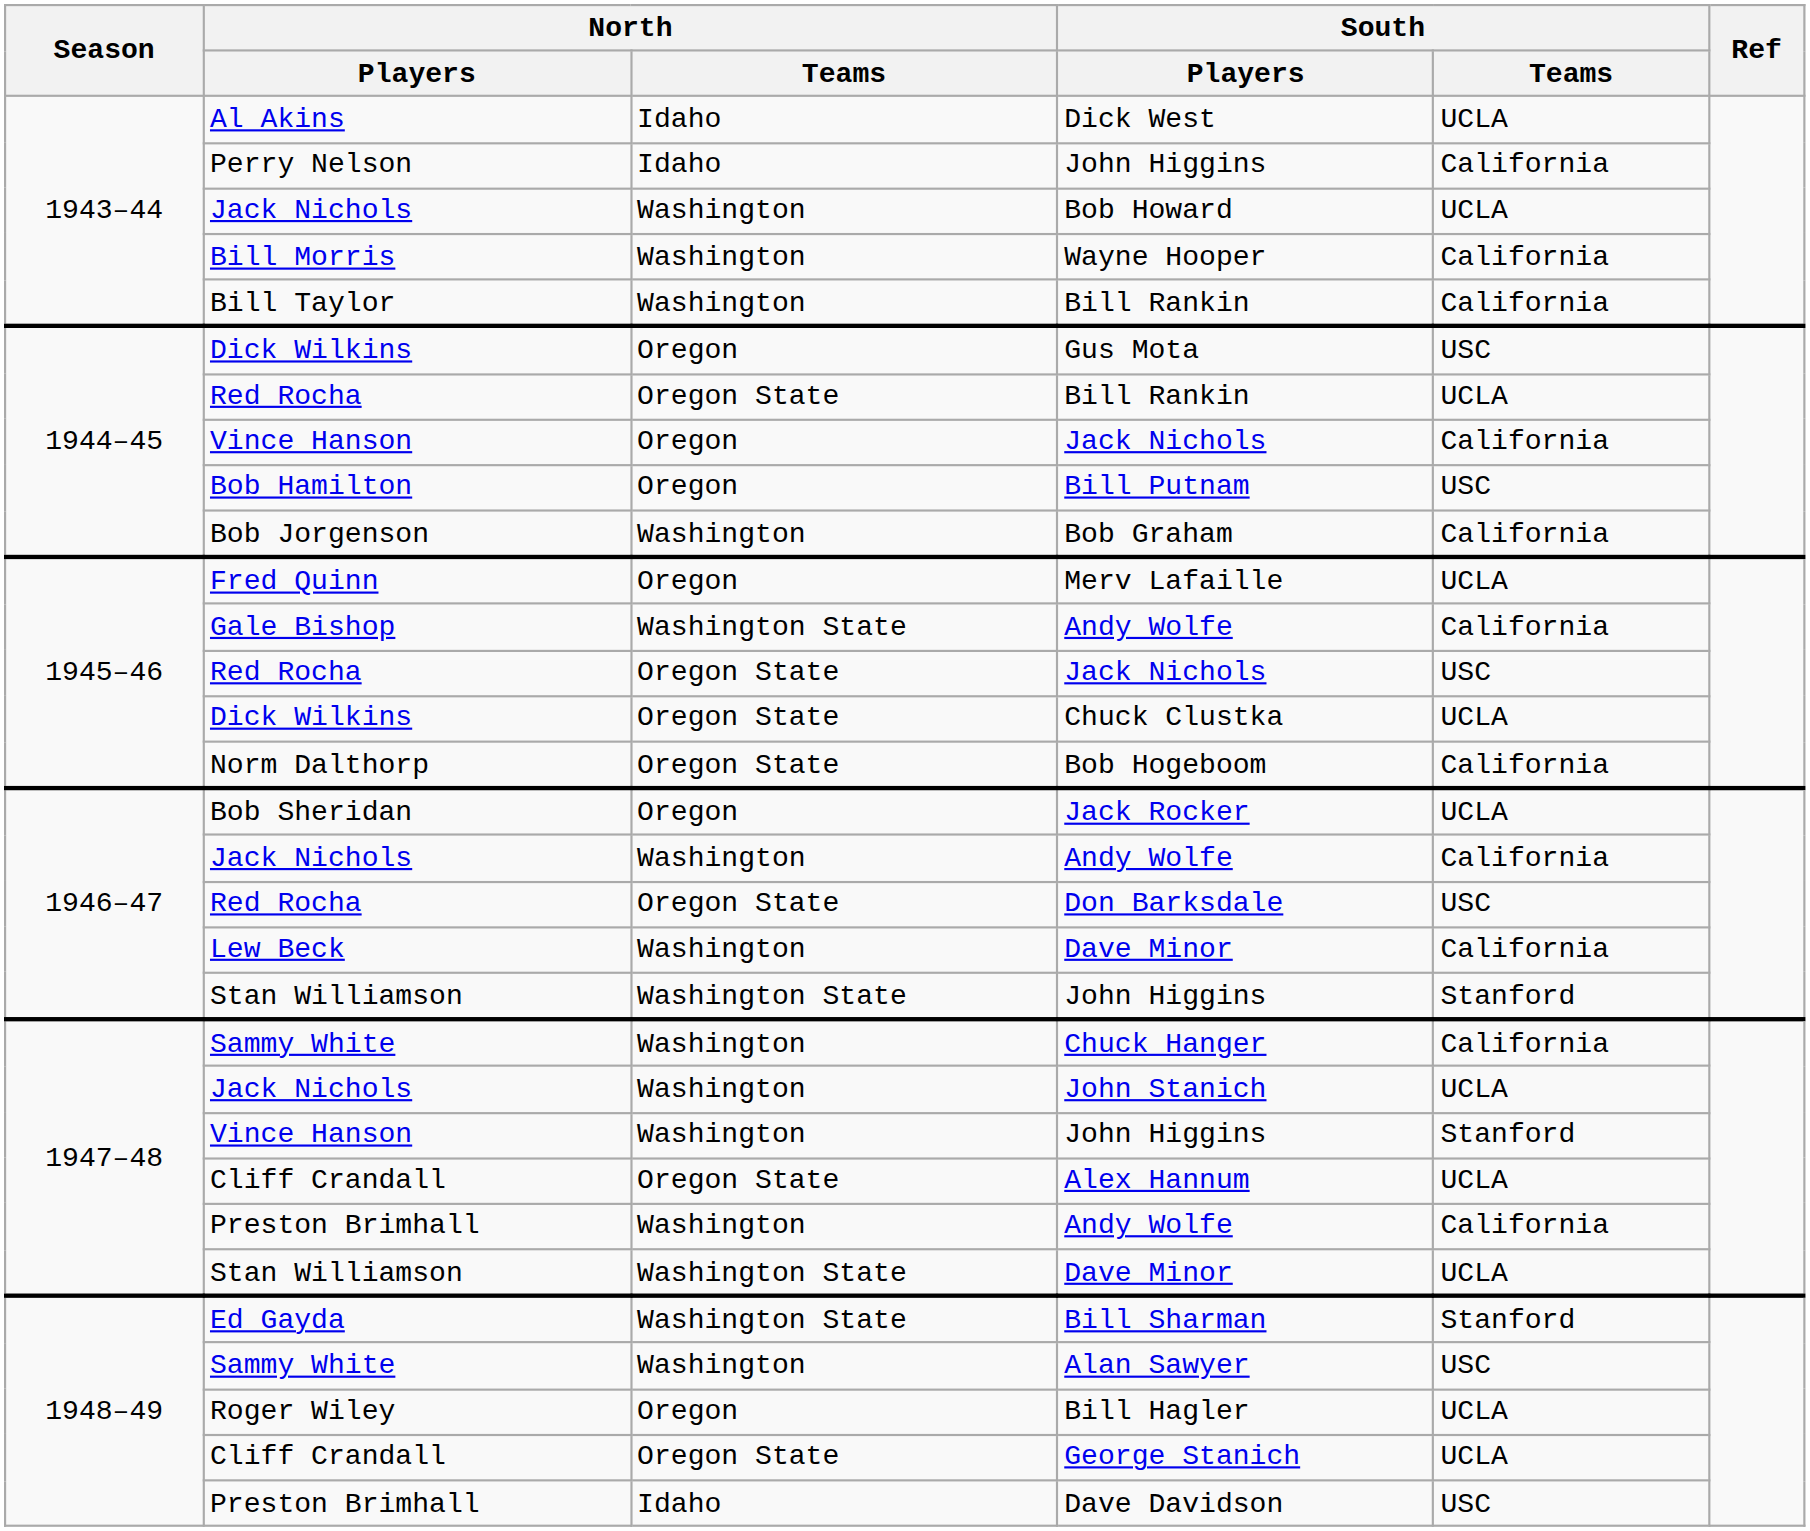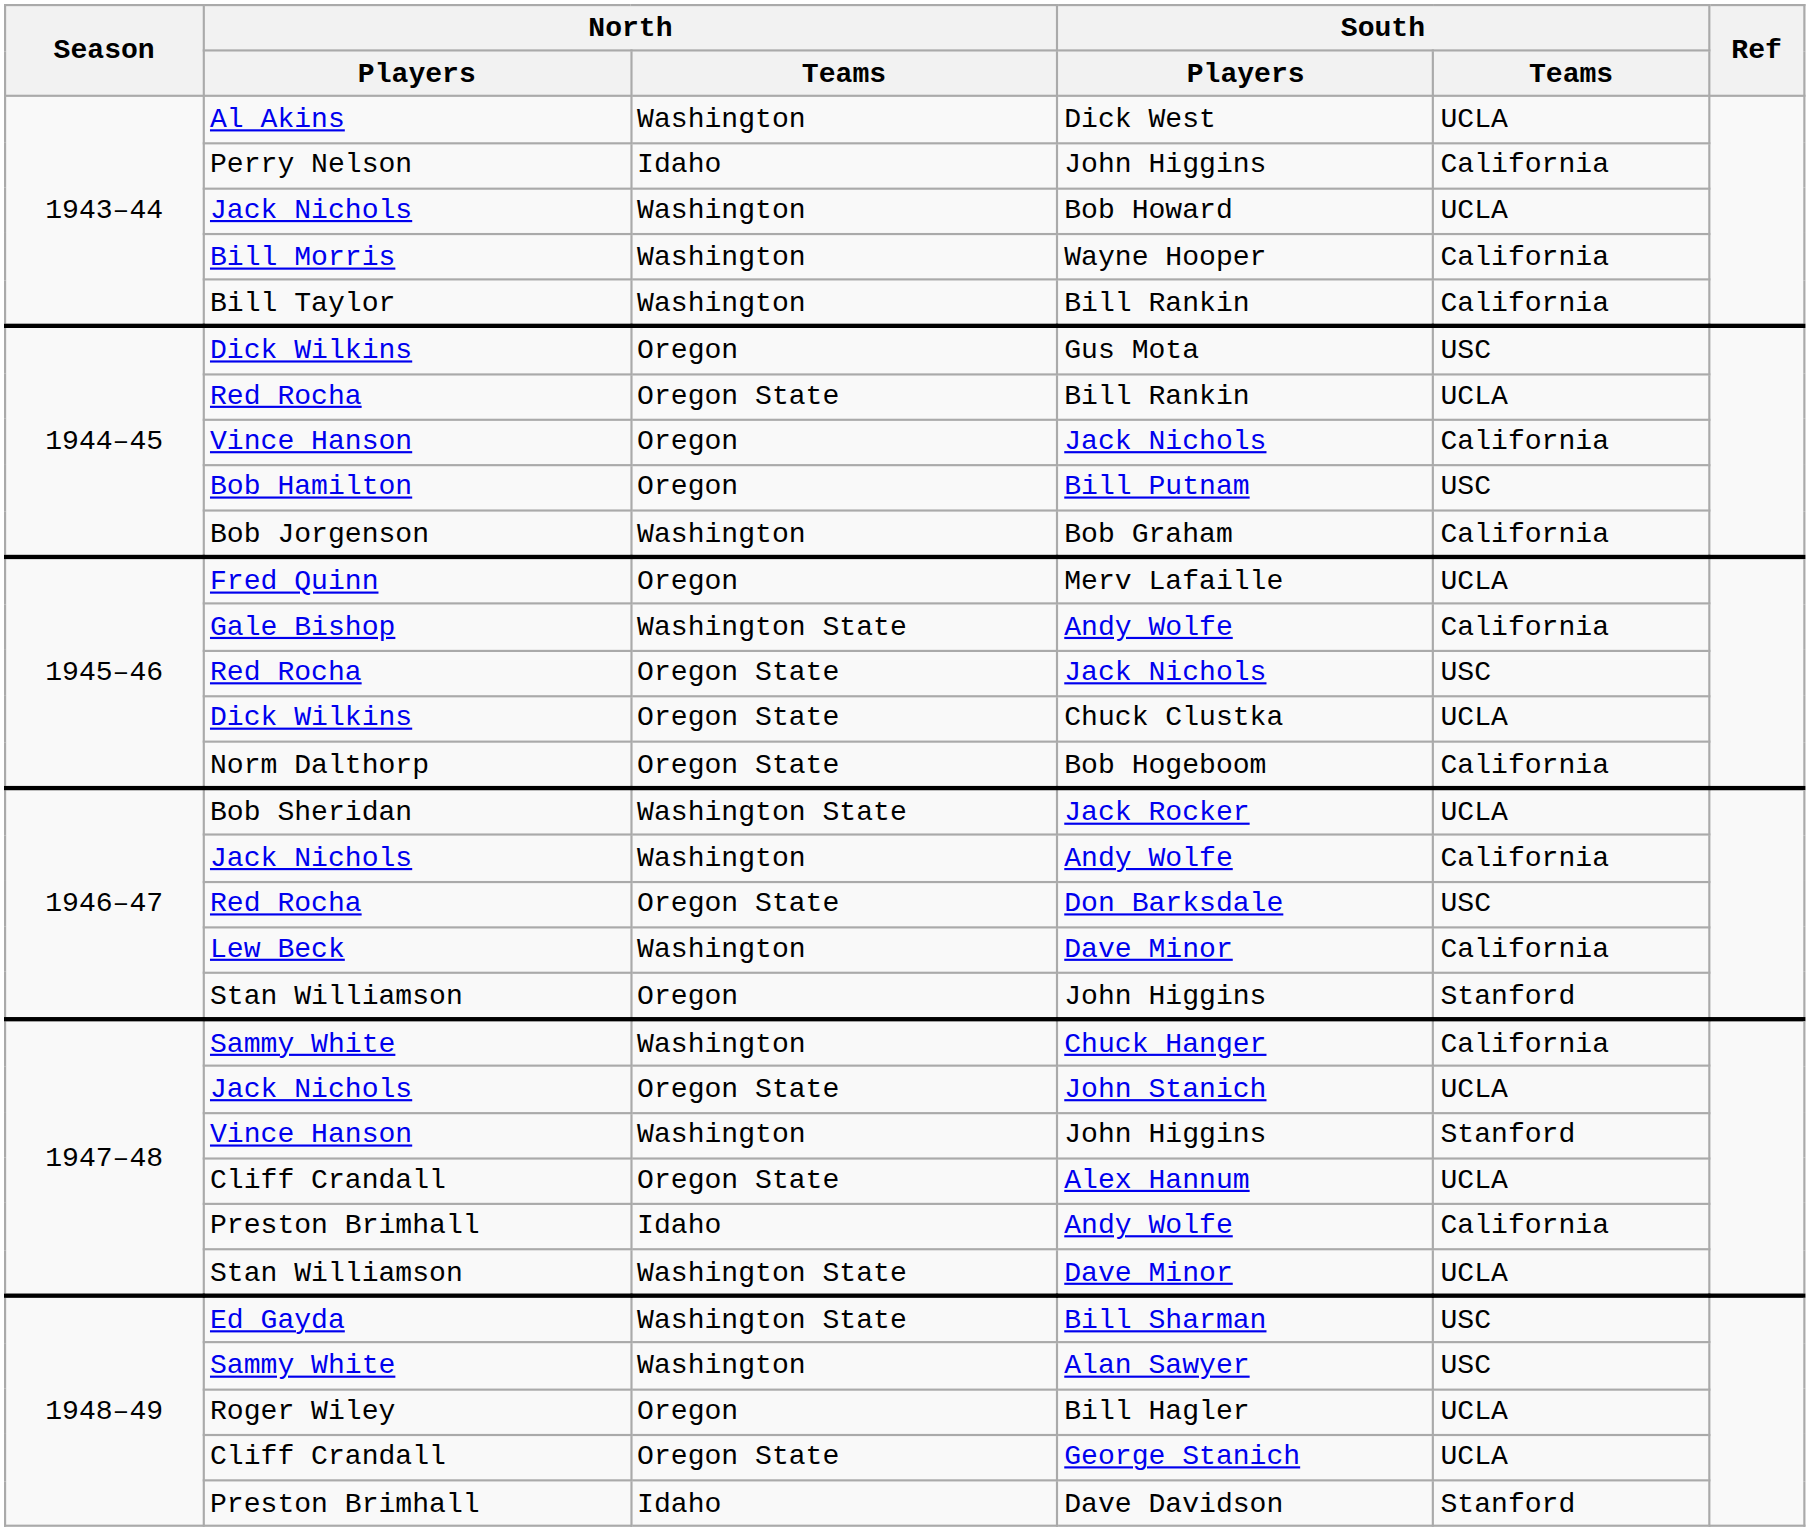(679, 119) Idaho -> (721, 119) Washington
(688, 812) Oregon -> (772, 812) Washington State
(772, 996) Washington State -> (688, 996) Oregon
(721, 1089) Washington -> (738, 1089) Oregon State
(721, 1226) Washington -> (679, 1226) Idaho
(1508, 1320) Stanford -> (1466, 1320) USC
(1466, 1503) USC -> (1508, 1503) Stanford
